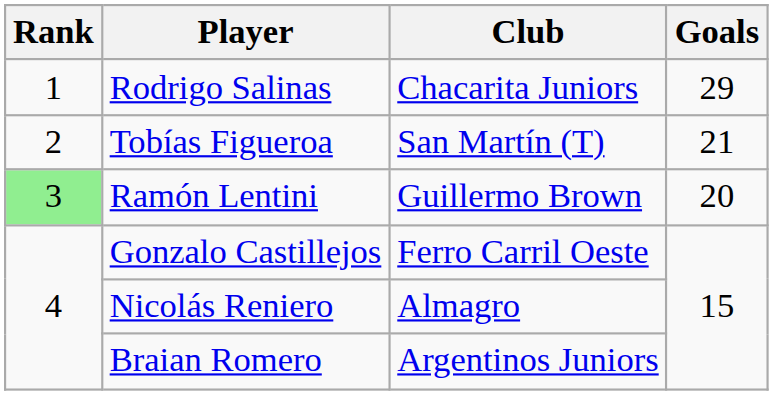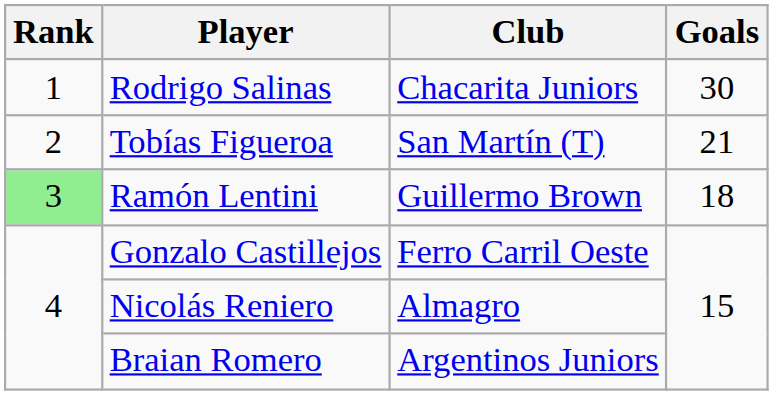(717, 86) 29 -> (717, 86) 30
(717, 196) 20 -> (717, 196) 18
